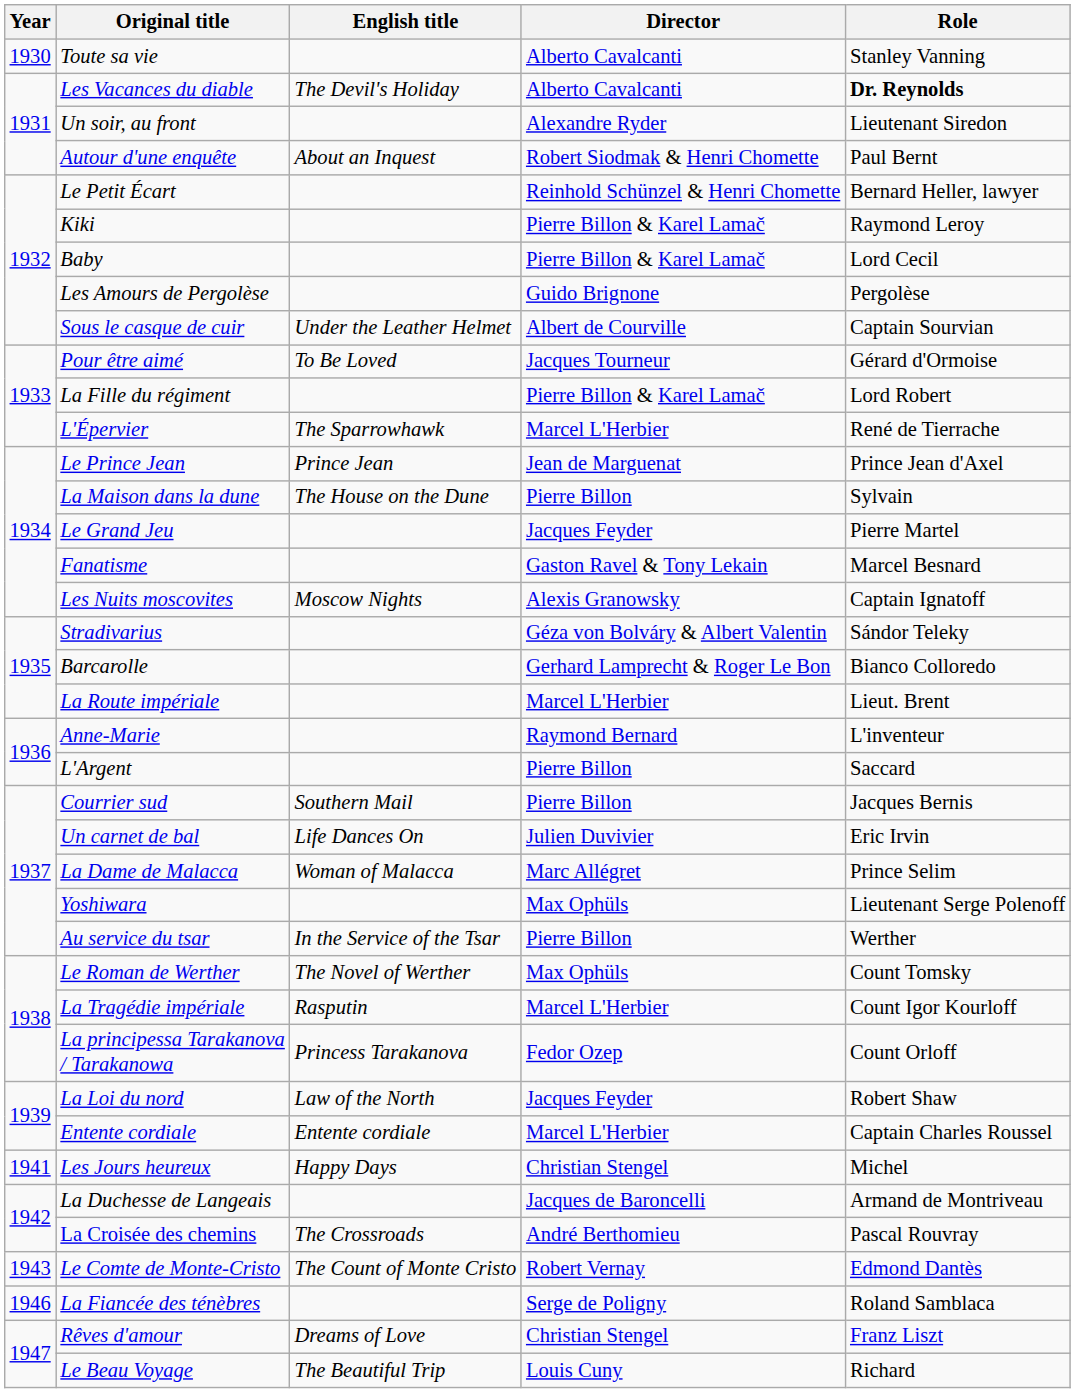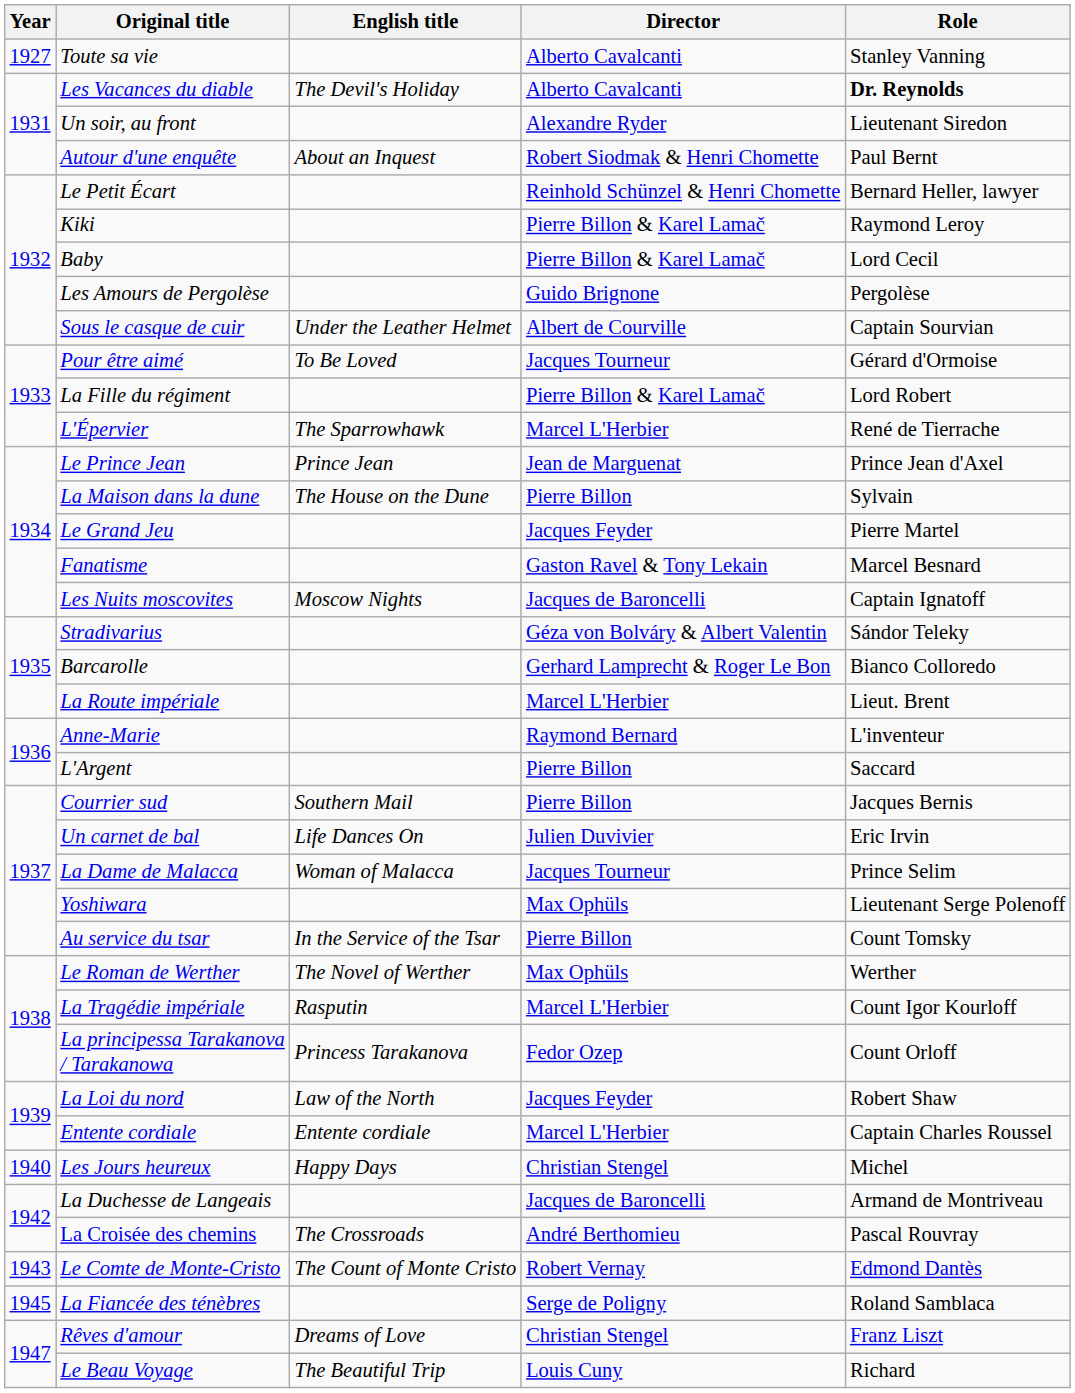(30, 55) 1930 -> (30, 55) 1927
(603, 599) Alexis Granowsky -> (616, 599) Jacques de Baroncelli
(583, 870) Marc Allégret -> (598, 870) Jacques Tourneur
(883, 938) Werther -> (911, 938) Count Tomsky
(911, 972) Count Tomsky -> (883, 972) Werther
(30, 1166) 1941 -> (30, 1166) 1940
(30, 1302) 1946 -> (30, 1302) 1945
